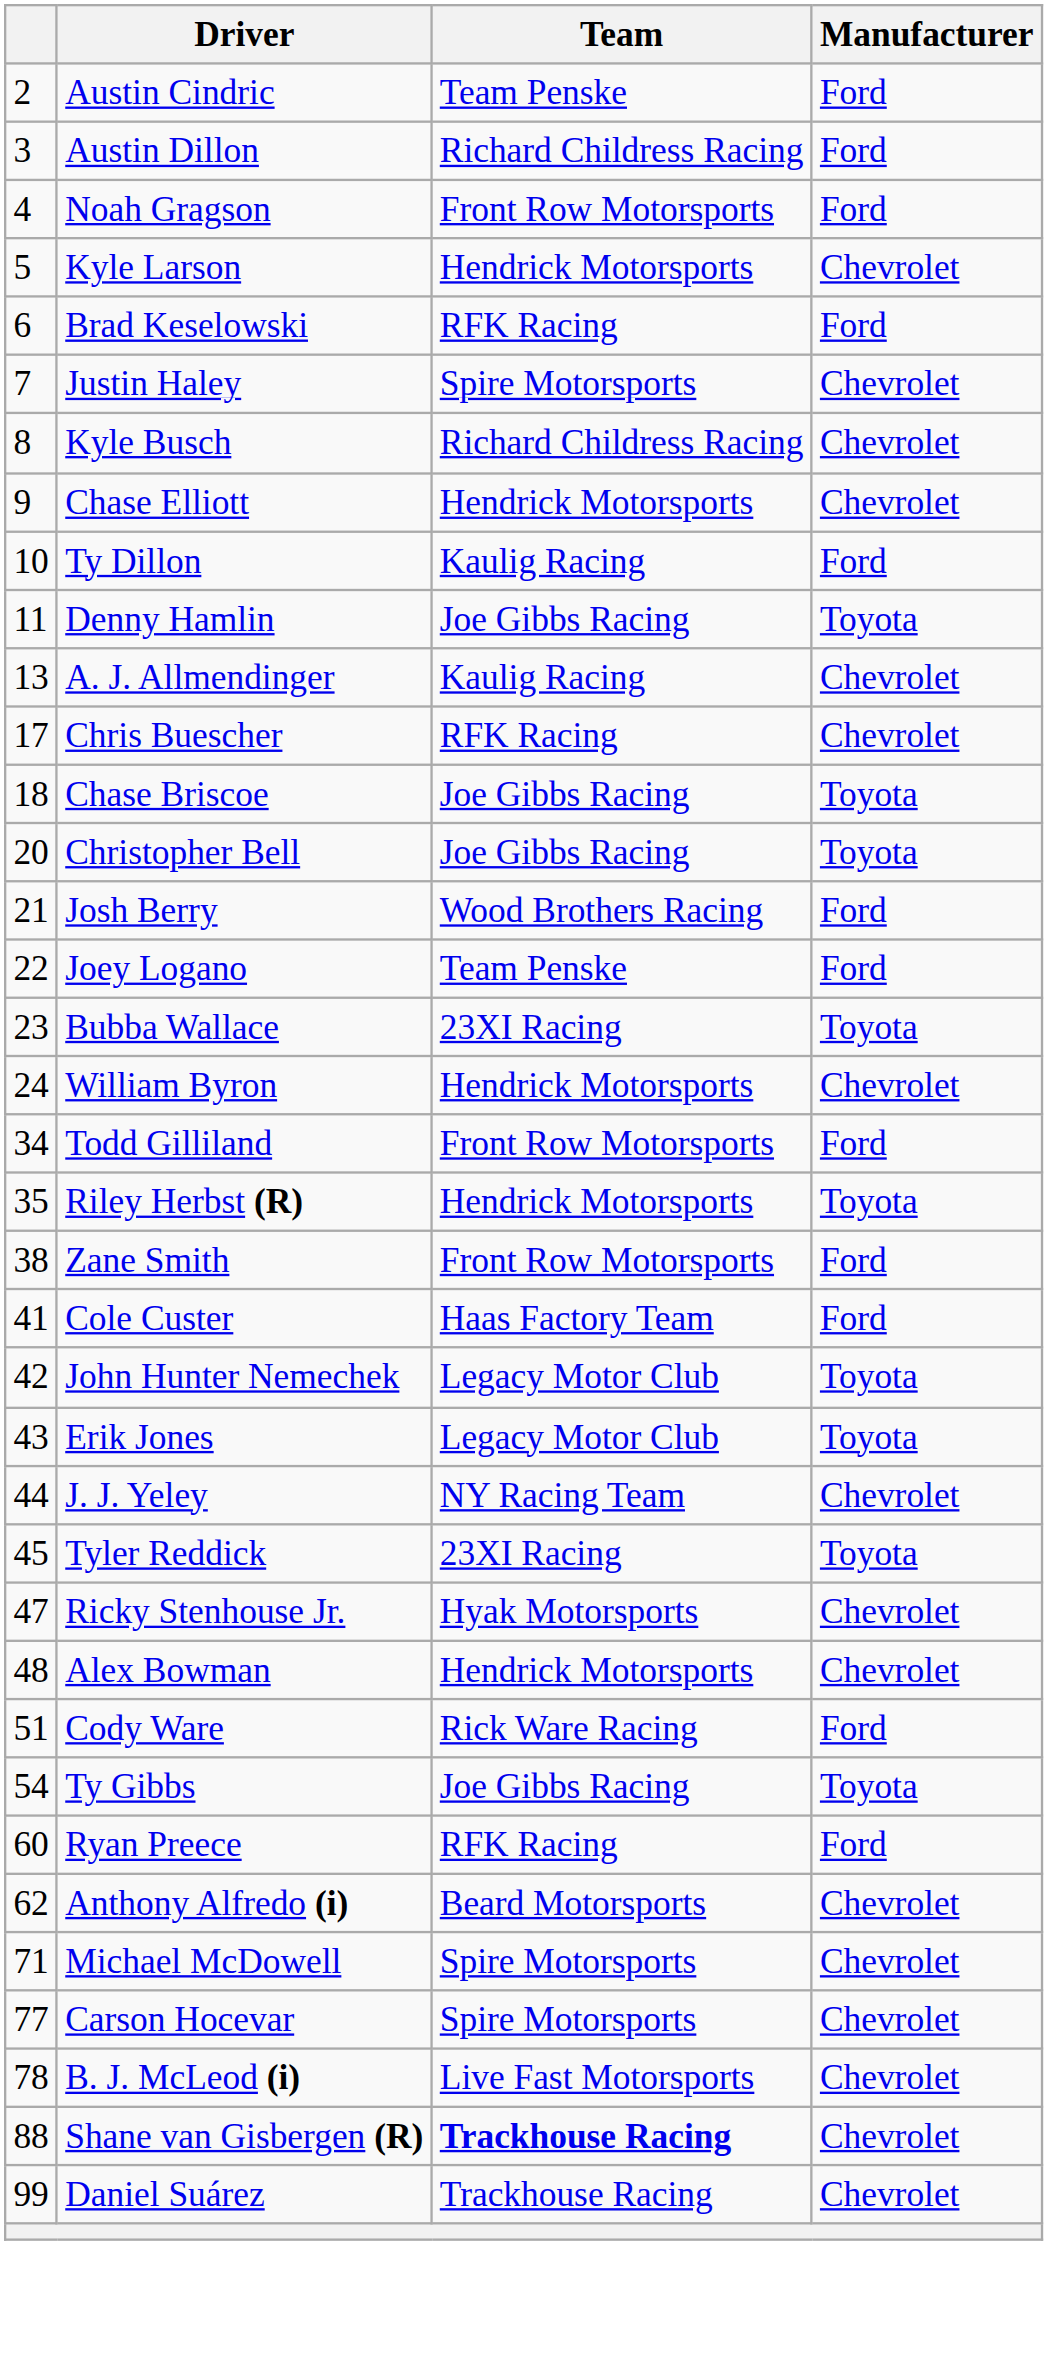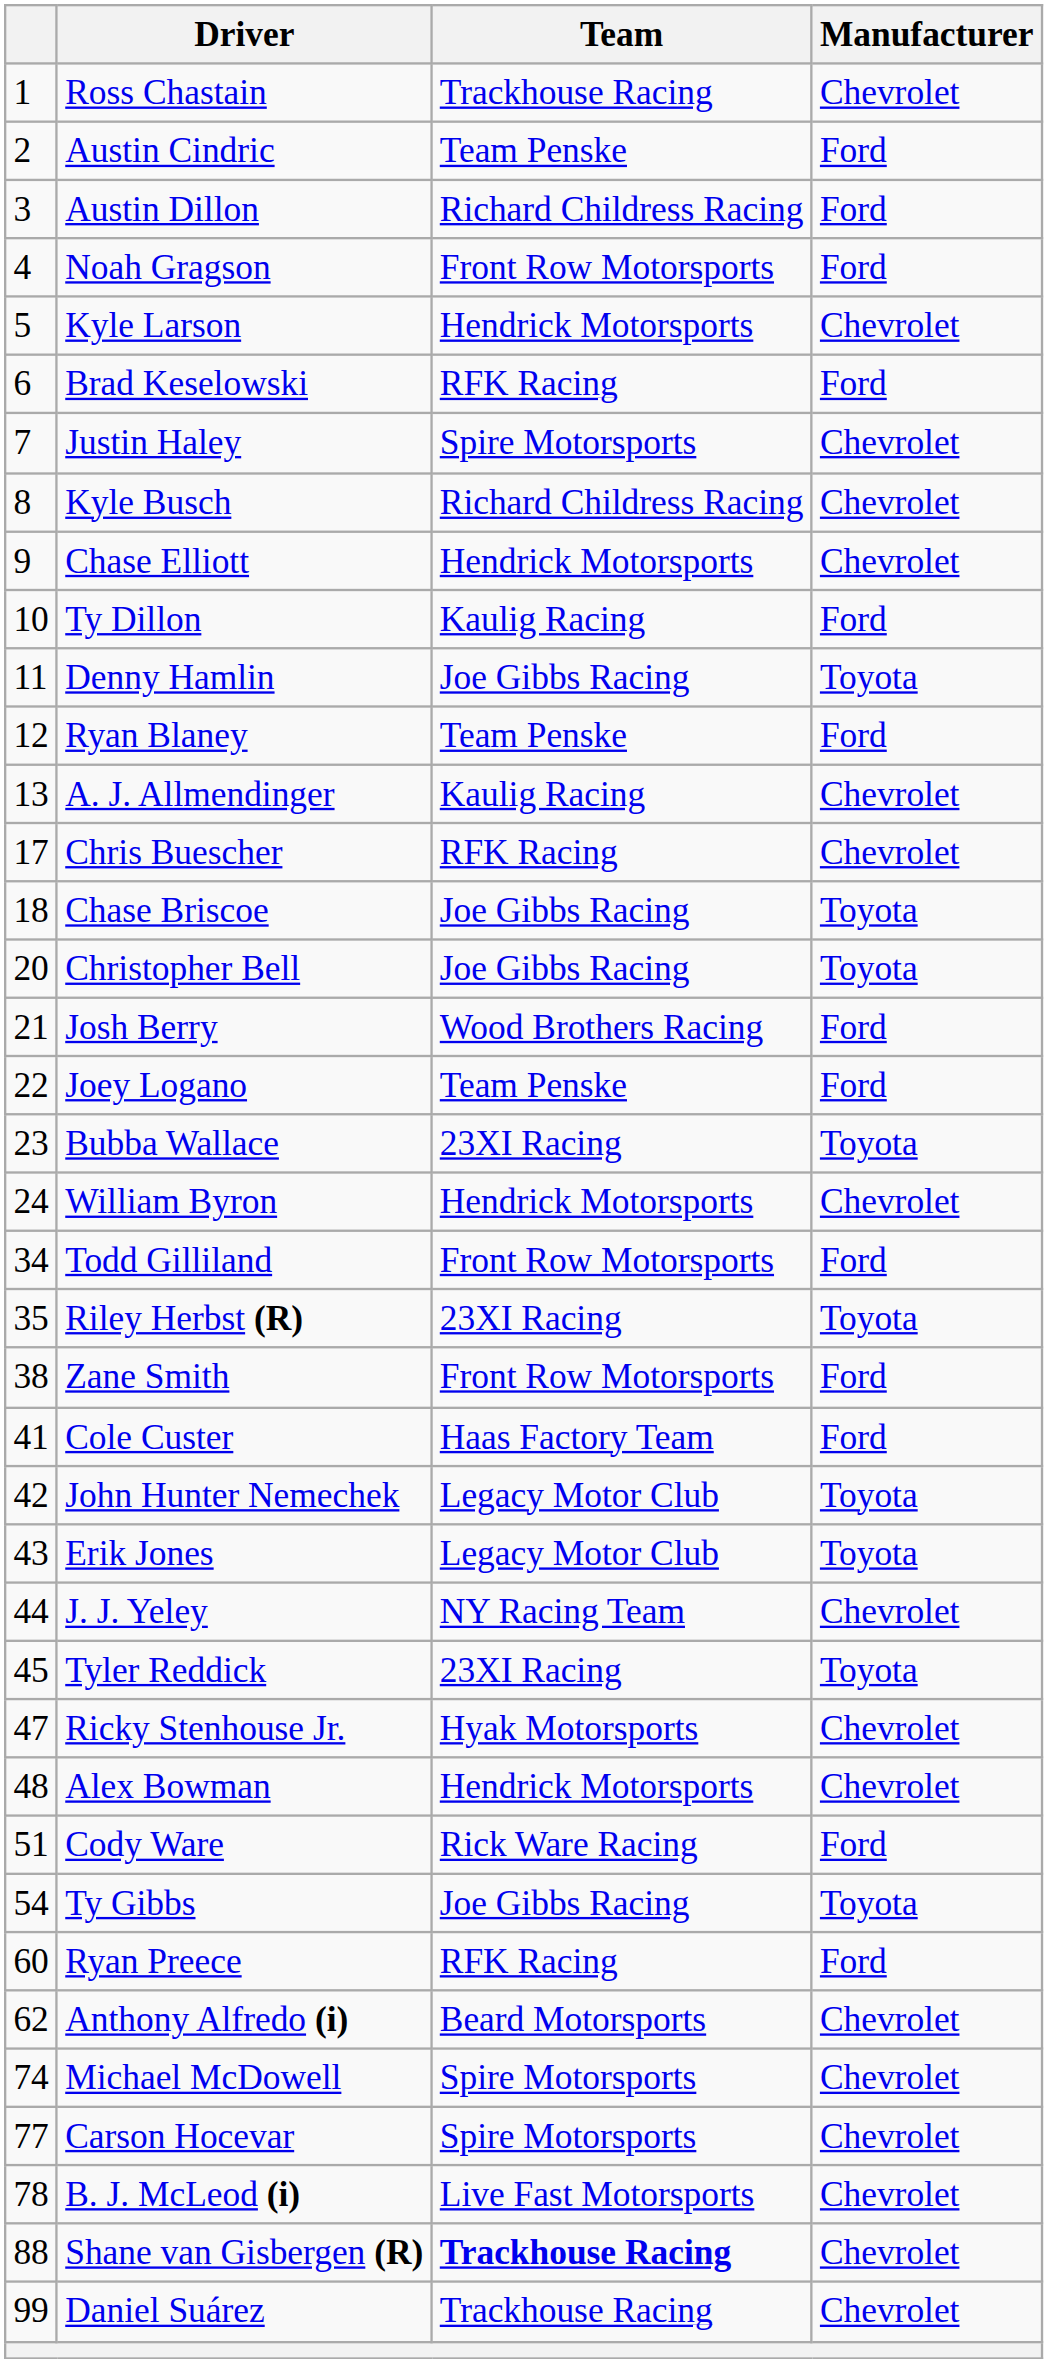+ row: (166, 92)
+ row: (156, 734)
(597, 1201) Hendrick Motorsports -> (531, 1318) 23XI Racing
(31, 1960) 71 -> (31, 2077) 74
